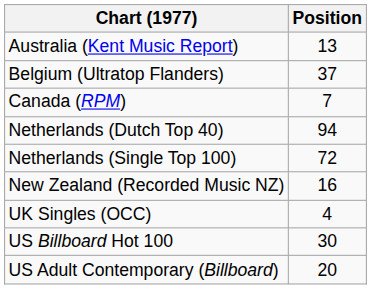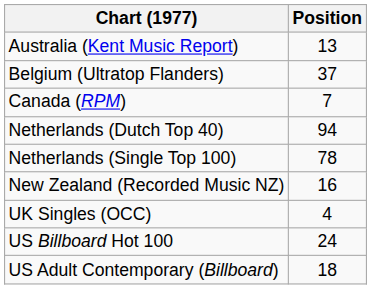(327, 158) 72 -> (327, 158) 78
(327, 241) 30 -> (327, 241) 24
(327, 269) 20 -> (327, 269) 18
